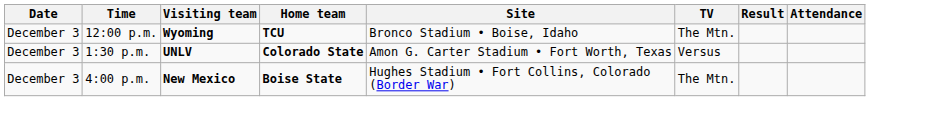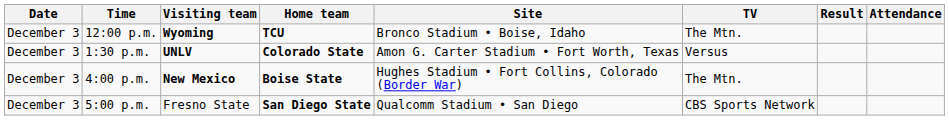+ row: (118, 105)
